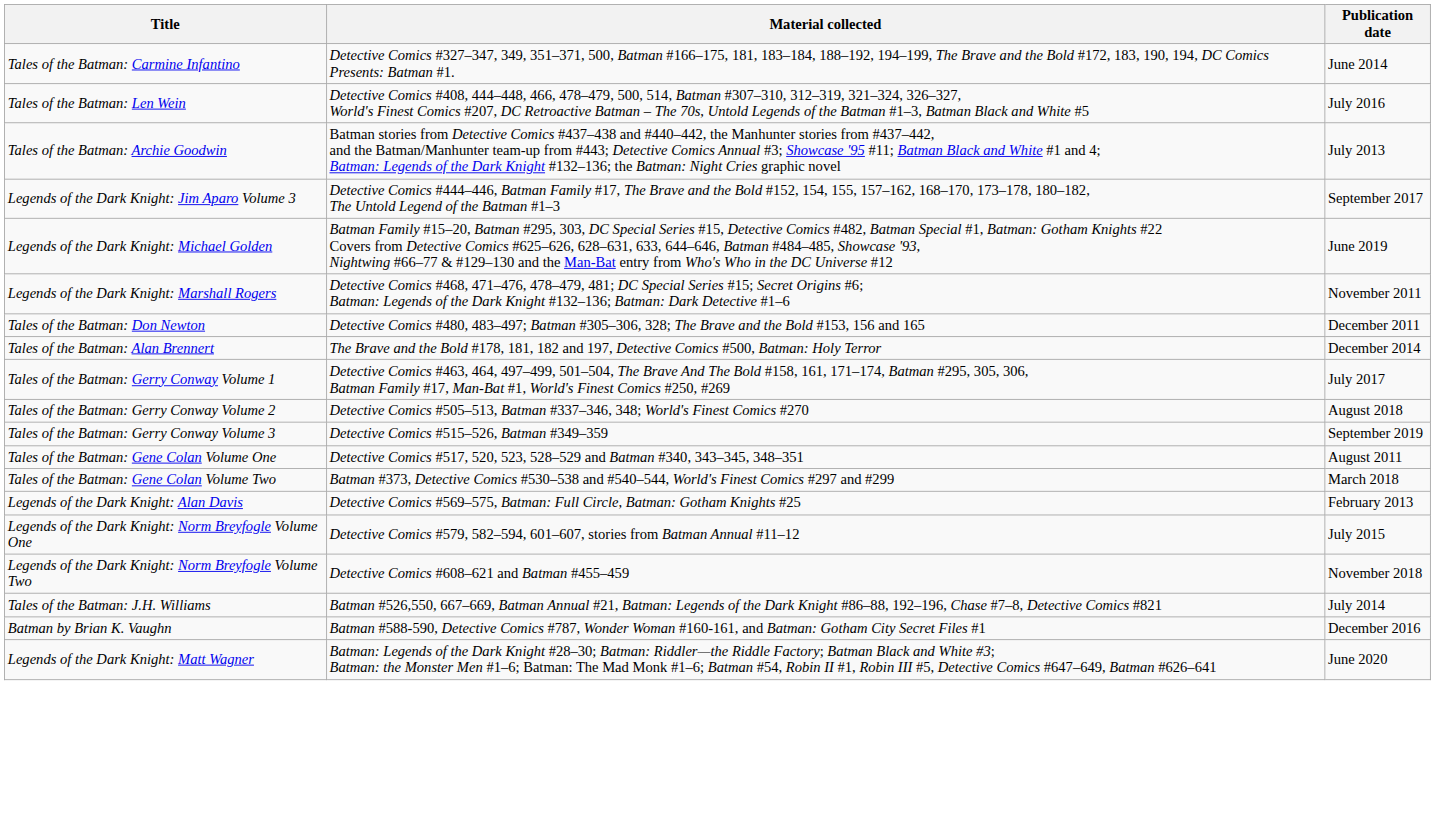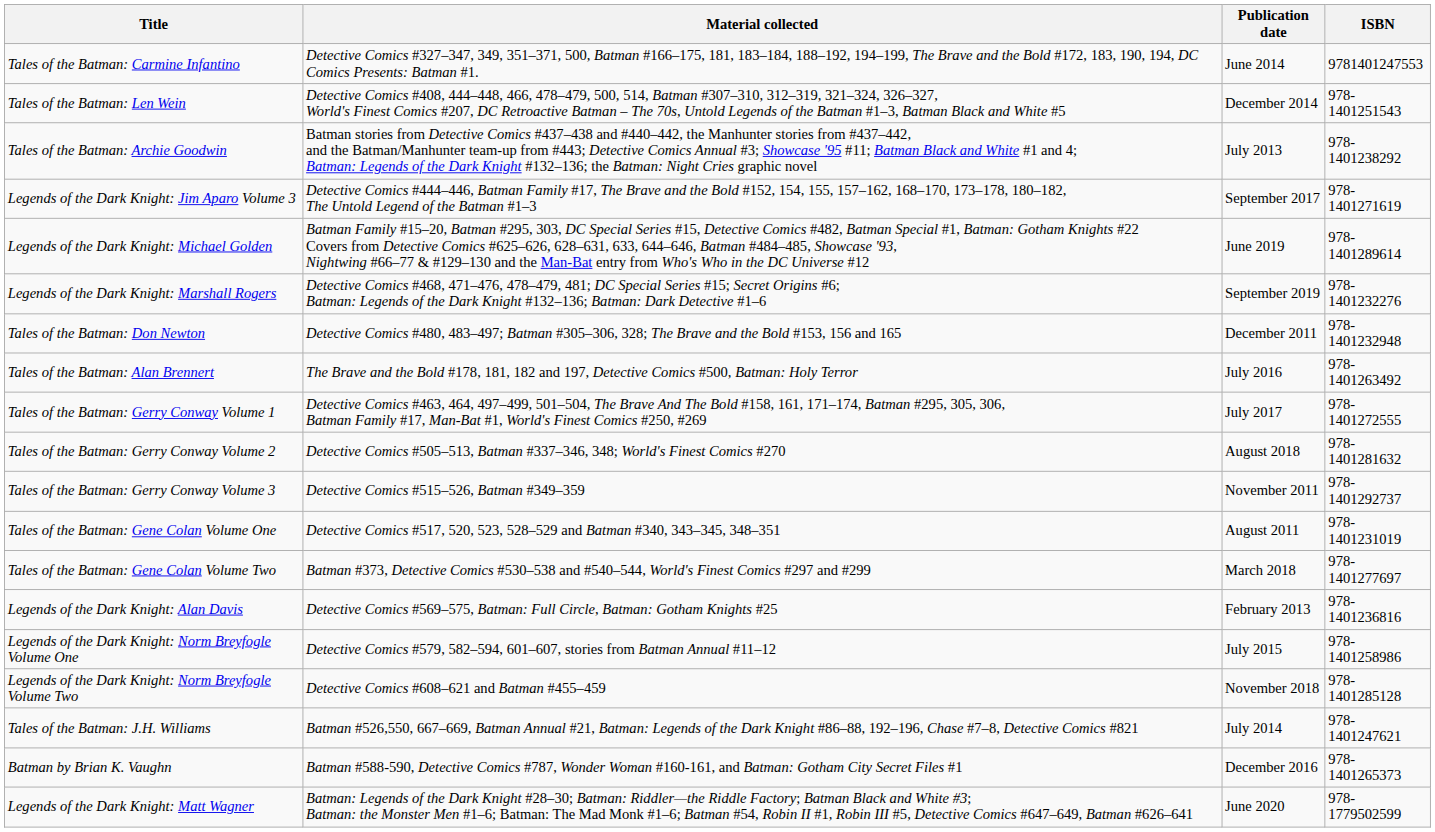+ column: (1378, 24)
(1356, 103) July 2016 -> (1271, 103) December 2014
(1375, 293) November 2011 -> (1273, 293) September 2019
(1374, 348) December 2014 -> (1254, 372) July 2016
(1375, 433) September 2019 -> (1272, 491) November 2011
